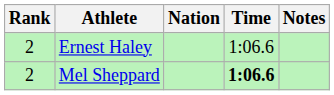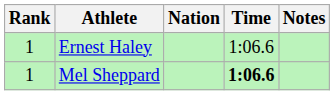(30, 47) 2 -> (30, 47) 1
(30, 75) 2 -> (30, 75) 1
